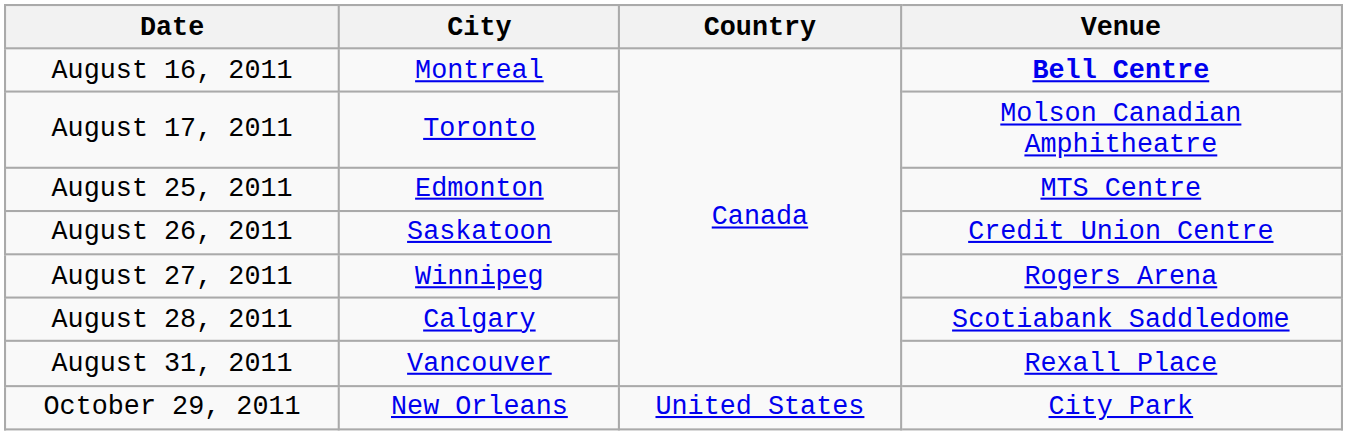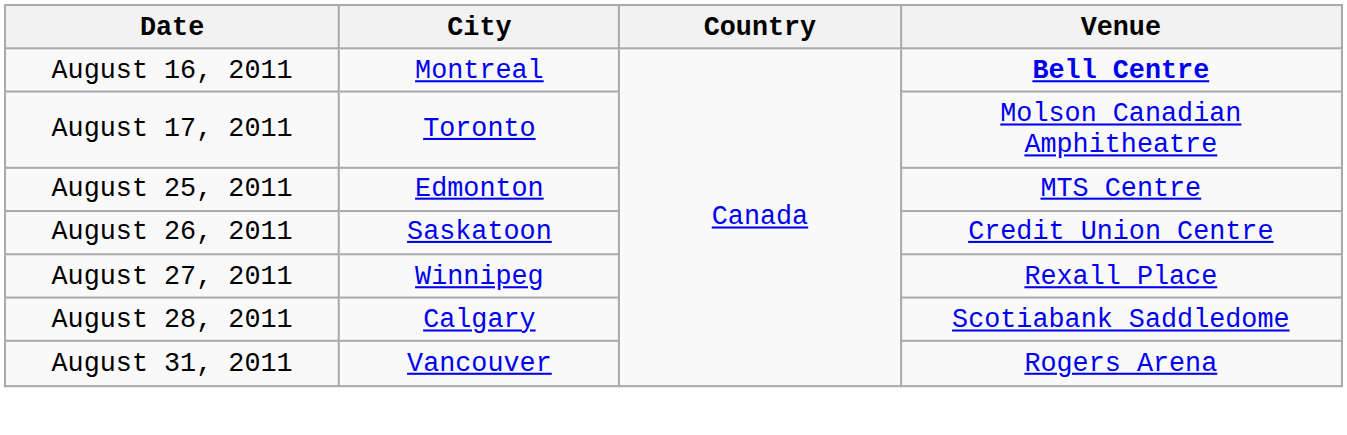(1121, 276) Rogers Arena -> (1121, 276) Rexall Place
(1121, 363) Rexall Place -> (1121, 363) Rogers Arena
- row: (172, 407)
